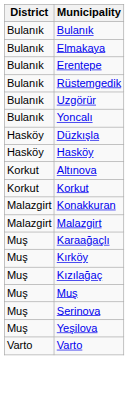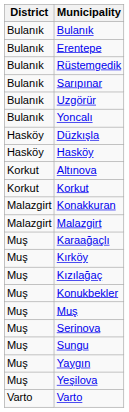- row: (81, 48)
+ row: (79, 83)
+ row: (87, 293)
+ row: (73, 345)
+ row: (74, 363)
